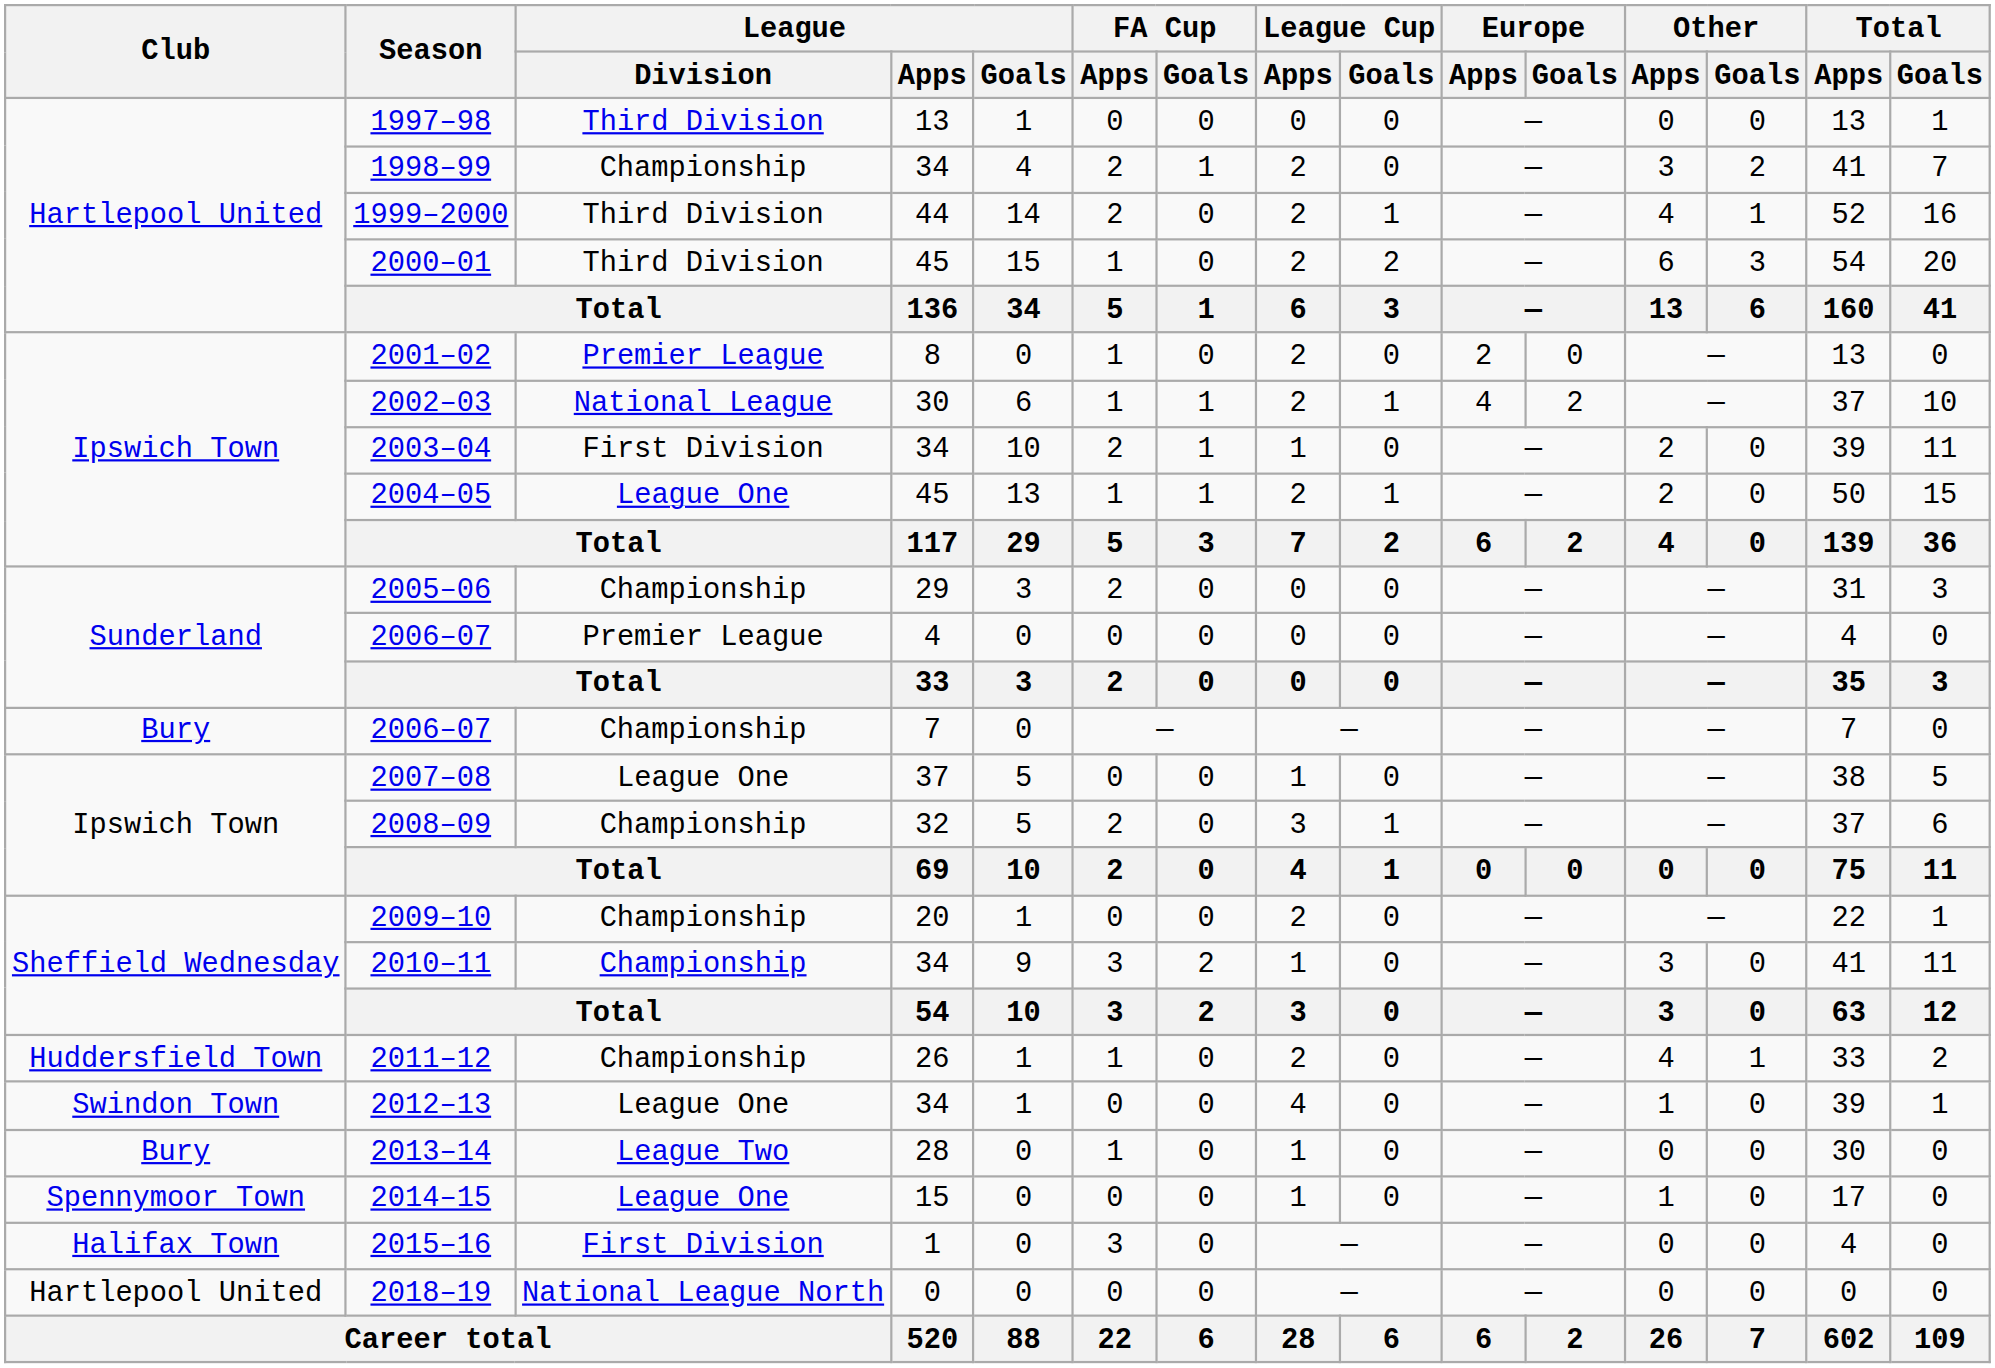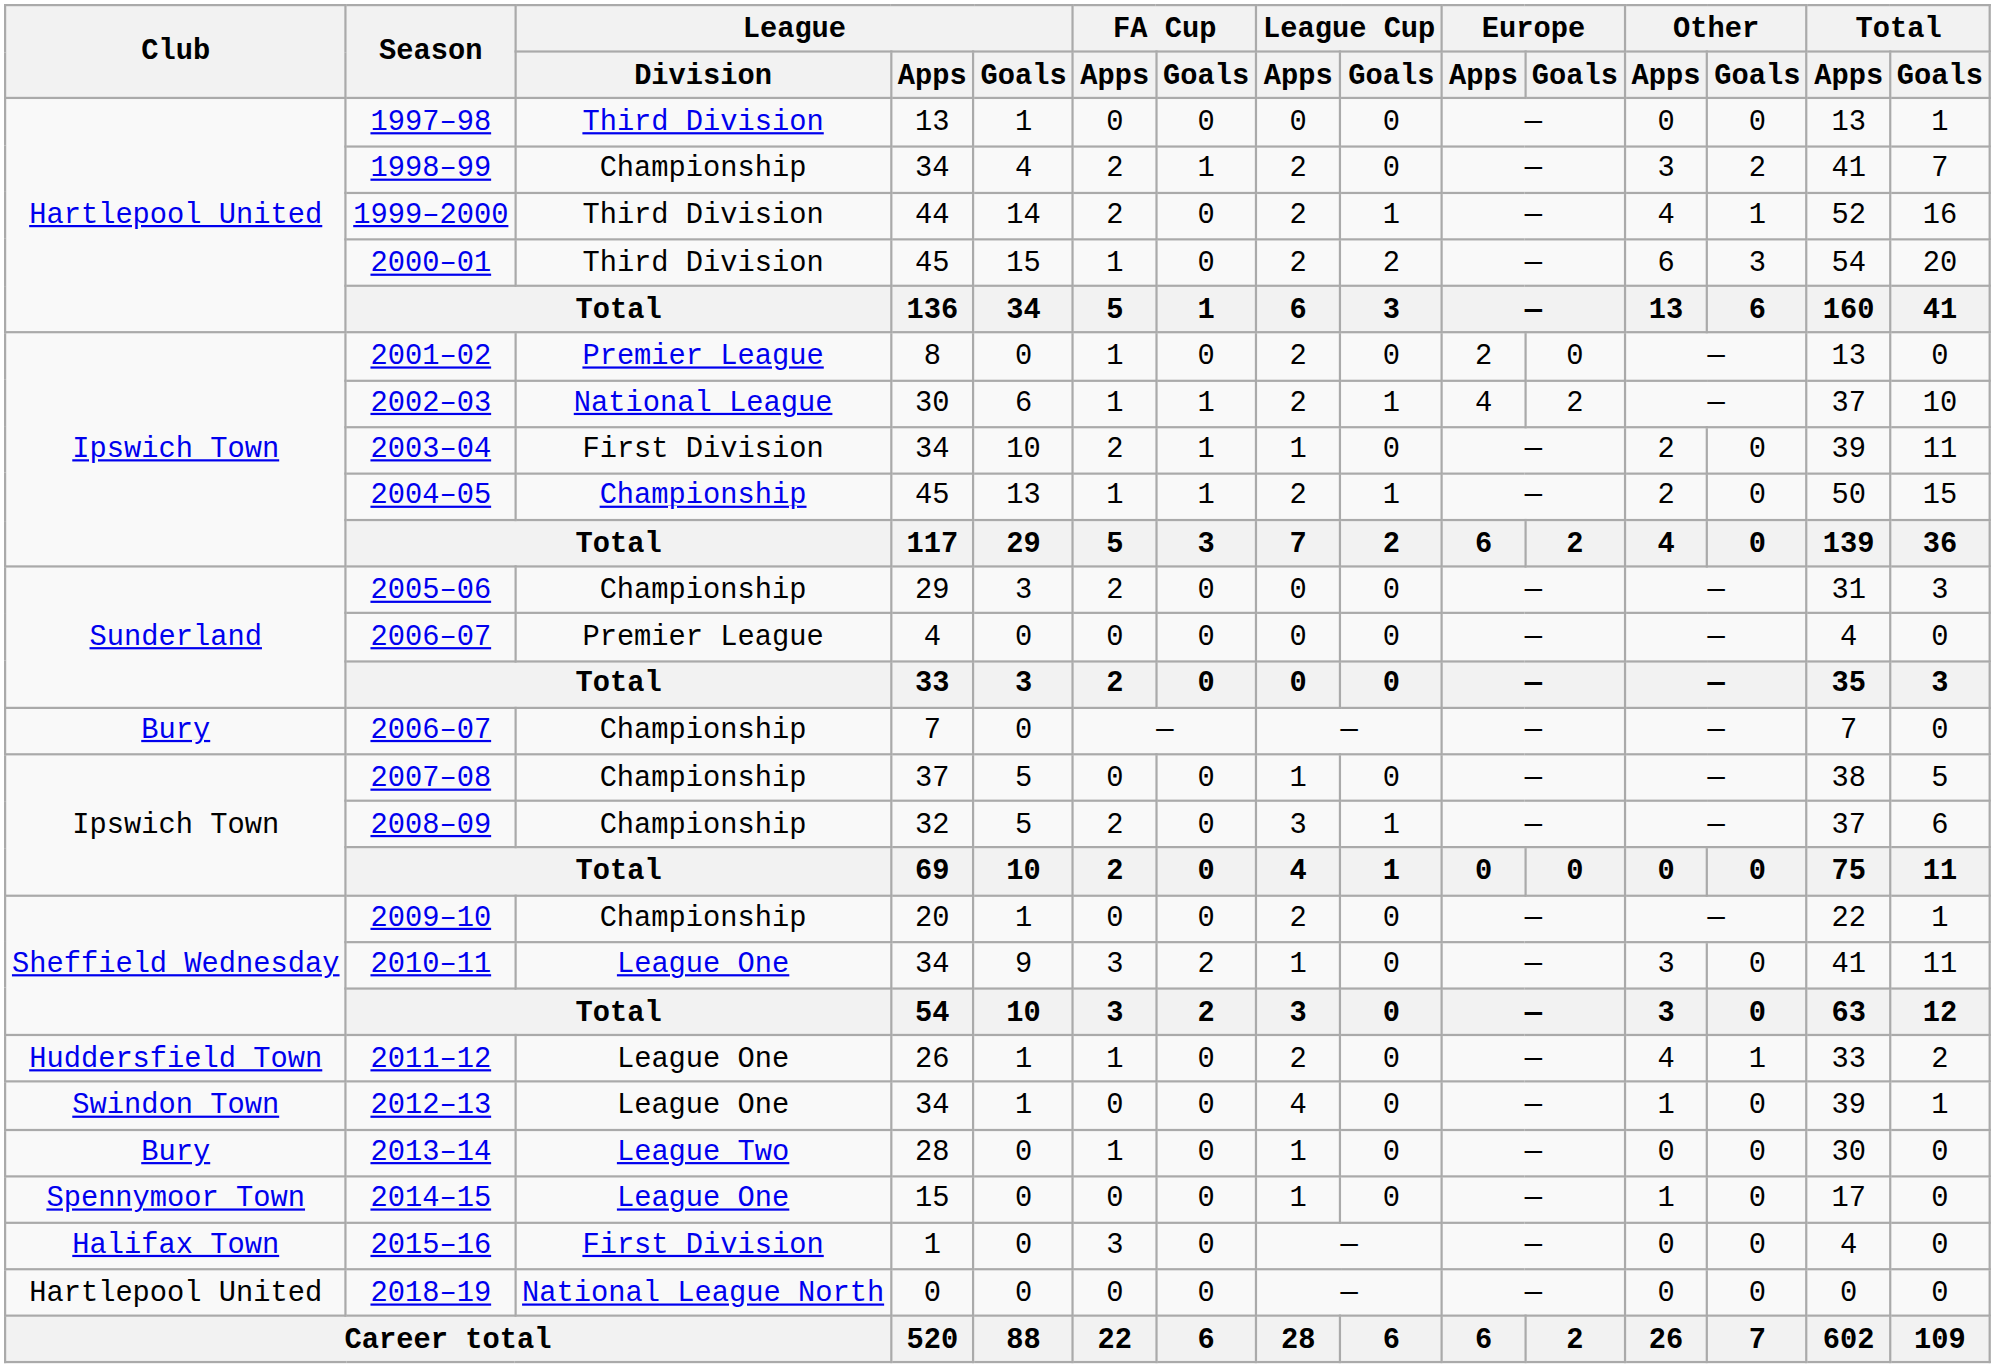(703, 497) League One -> (703, 497) Championship
(703, 778) League One -> (703, 778) Championship
(703, 965) Championship -> (703, 965) League One
(703, 1059) Championship -> (703, 1059) League One
